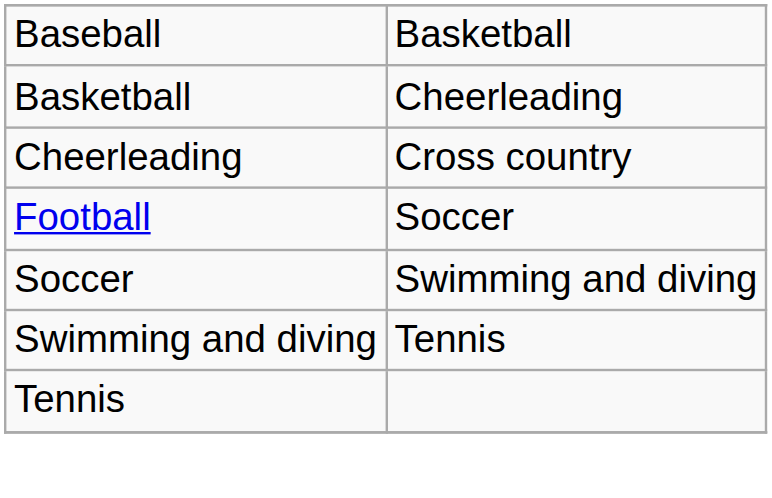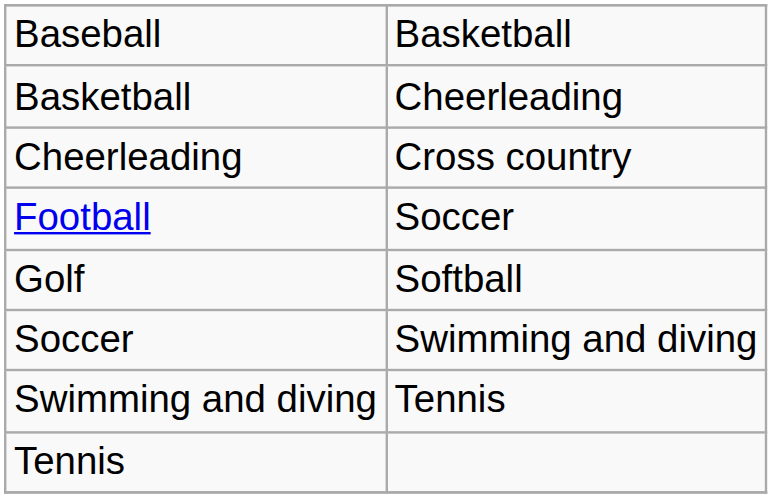+ row: (49, 278)
